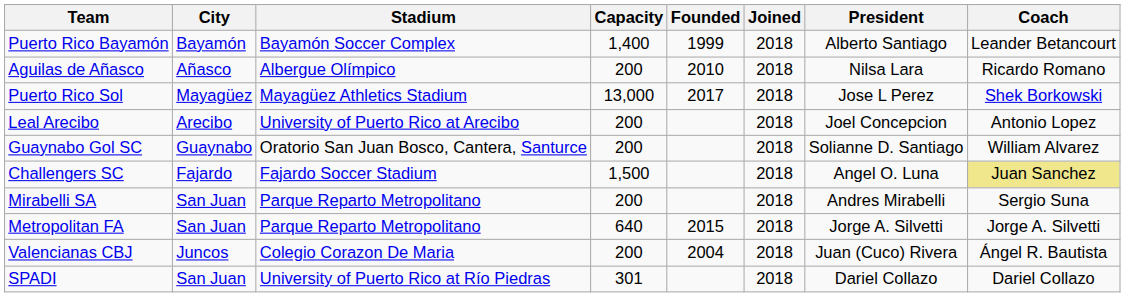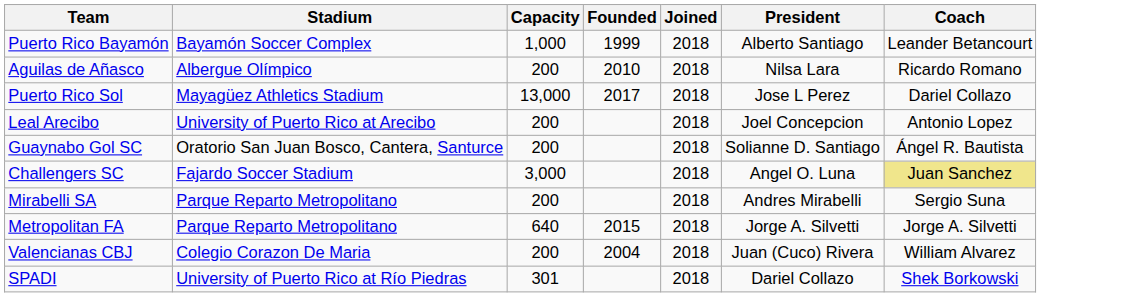- column: (214, 17)
(629, 43) 1,400 -> (545, 43) 1,000
(1044, 95) Shek Borkowski -> (960, 95) Dariel Collazo
(1043, 148) William Alvarez -> (960, 148) Ángel R. Bautista
(629, 174) 1,500 -> (545, 174) 3,000
(1043, 252) Ángel R. Bautista -> (960, 252) William Alvarez
(1043, 278) Dariel Collazo -> (960, 278) Shek Borkowski
